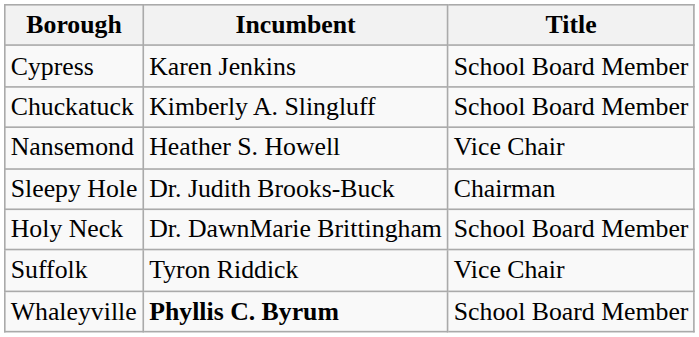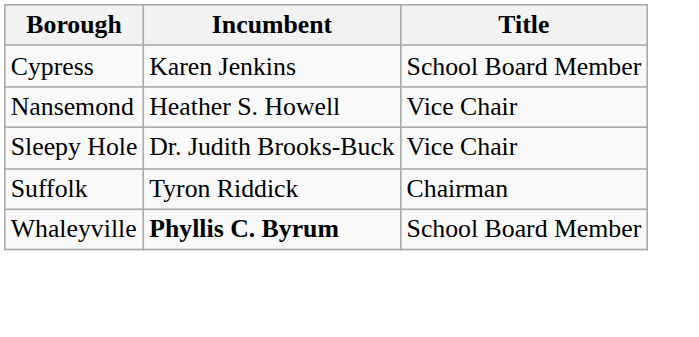- row: (72, 106)
(505, 188) Chairman -> (462, 147) Vice Chair
- row: (67, 229)
(509, 270) Vice Chair -> (457, 188) Chairman
